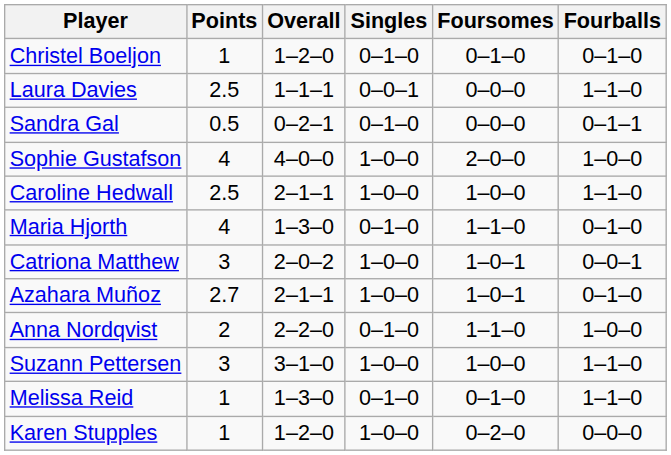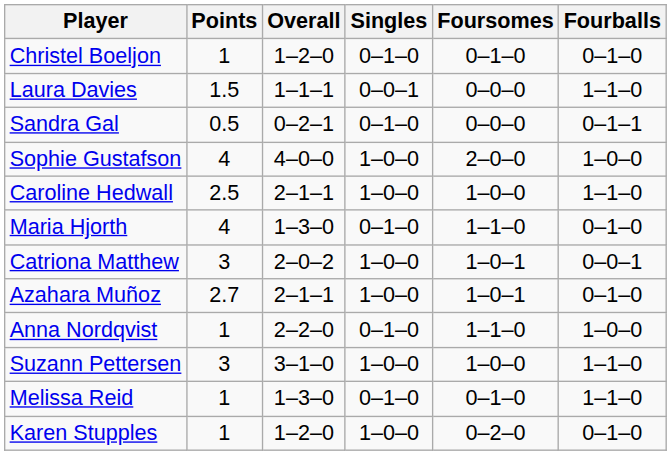(224, 90) 2.5 -> (224, 90) 1.5
(224, 329) 2 -> (224, 329) 1
(612, 432) 0–0–0 -> (612, 432) 0–1–0
